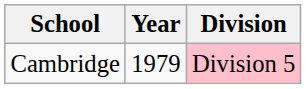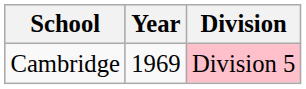(156, 63) 1979 -> (156, 63) 1969
